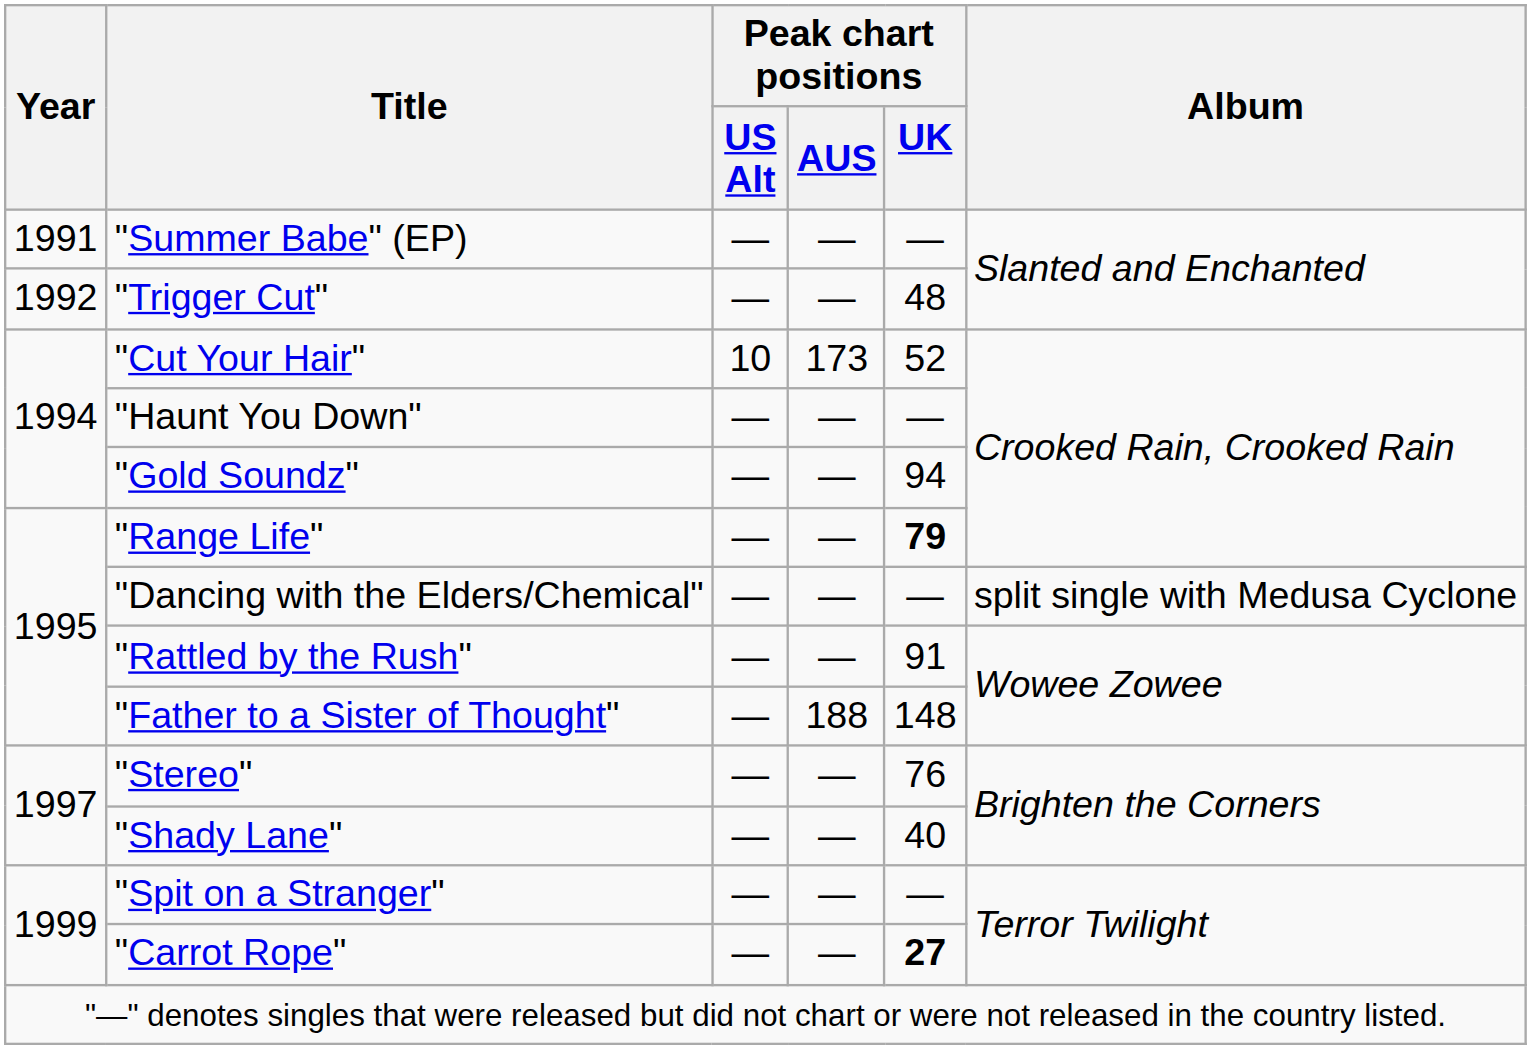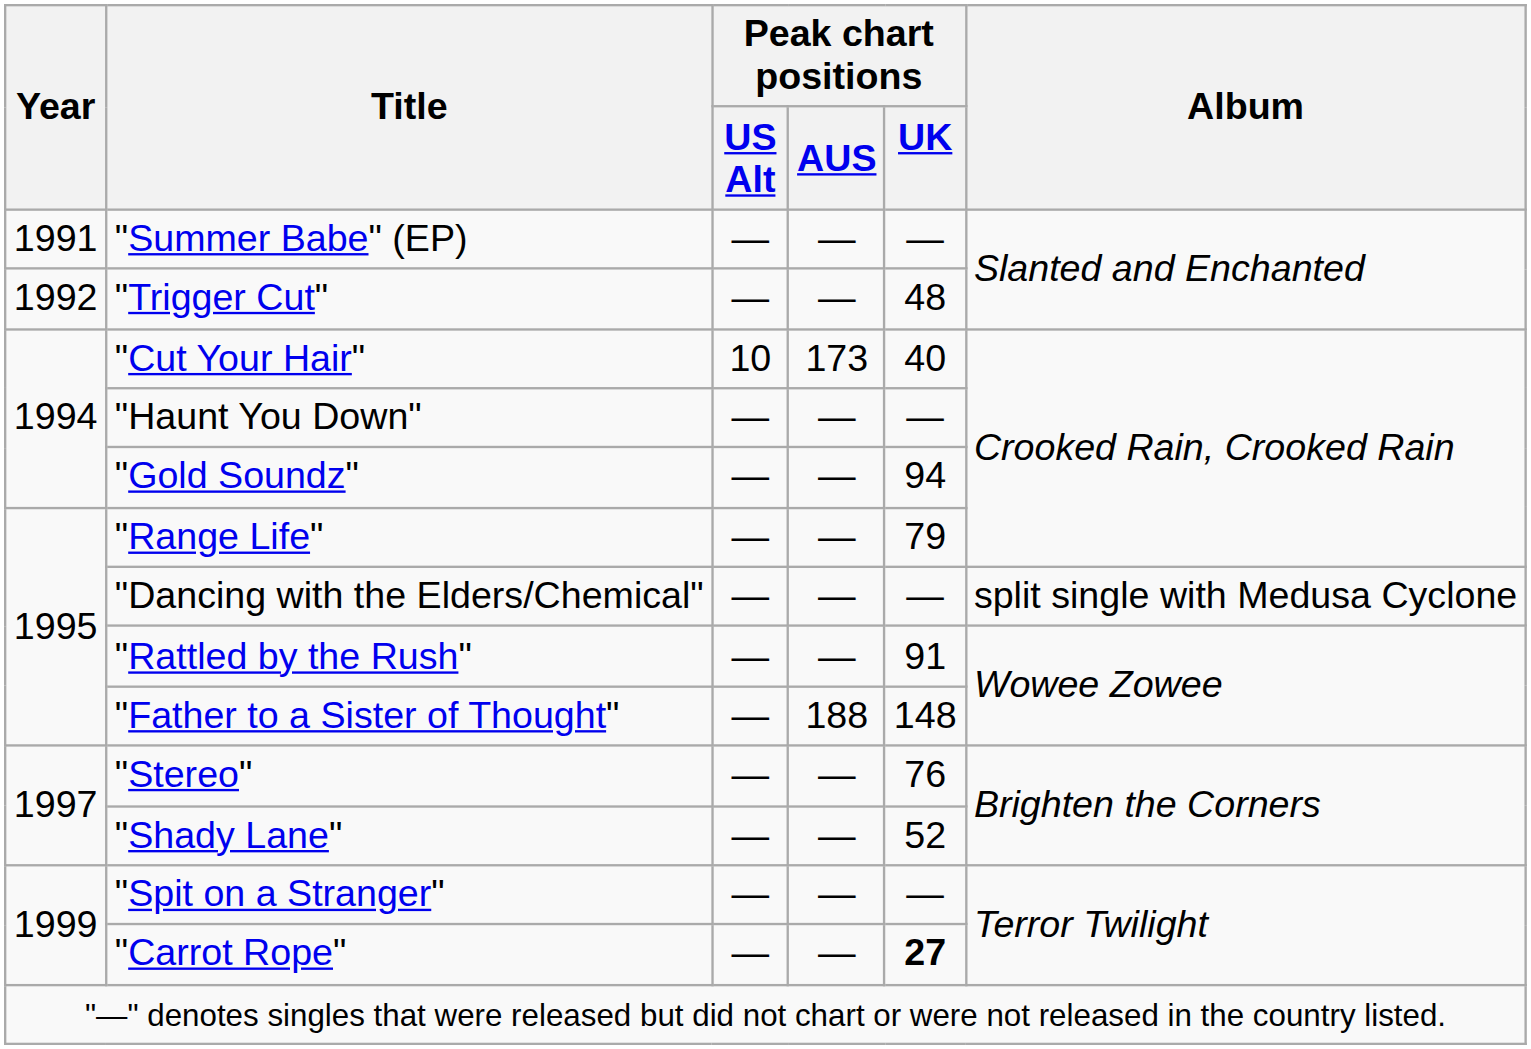(925, 357) 52 -> (925, 357) 40
(925, 536) bold -> (925, 536) normal
(925, 834) 40 -> (925, 834) 52
